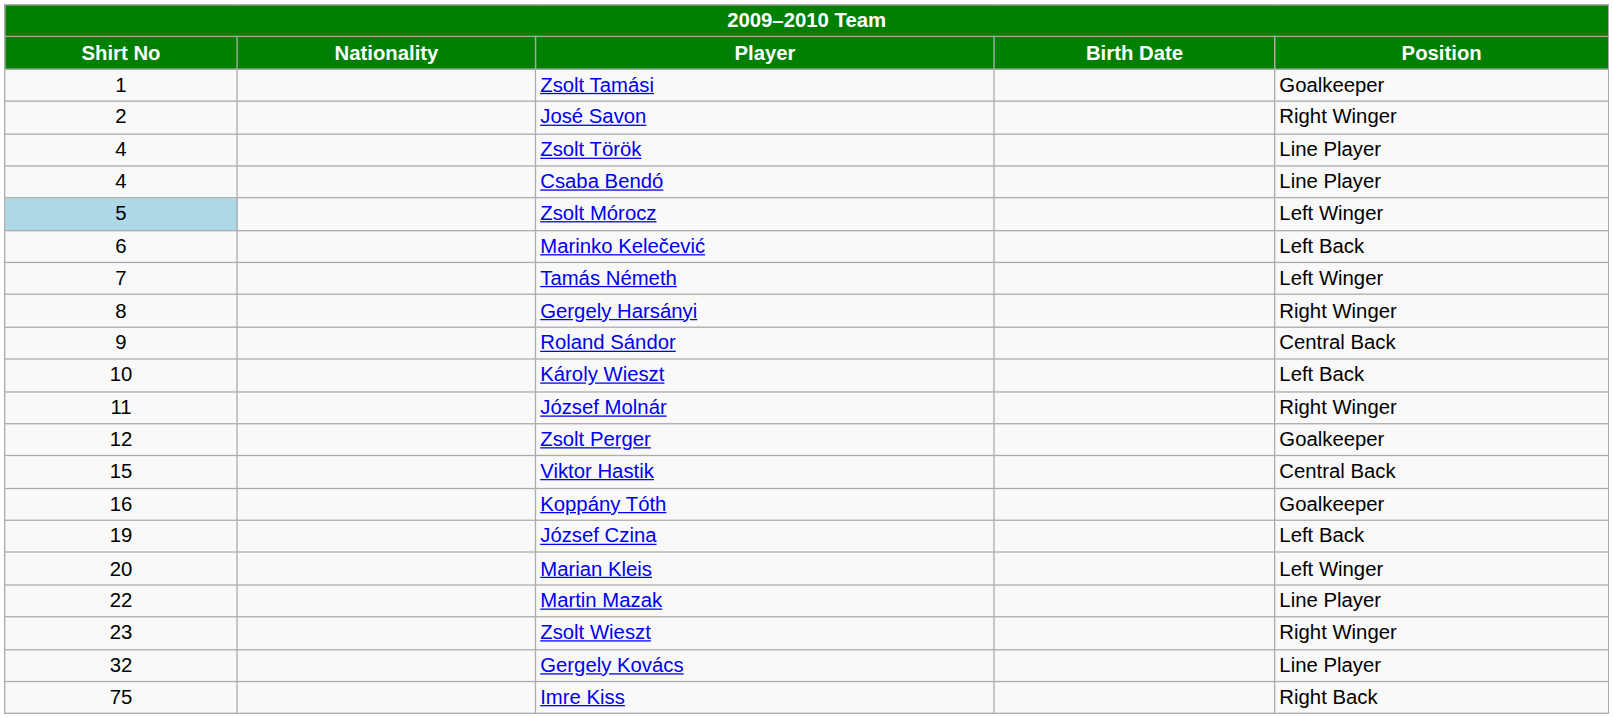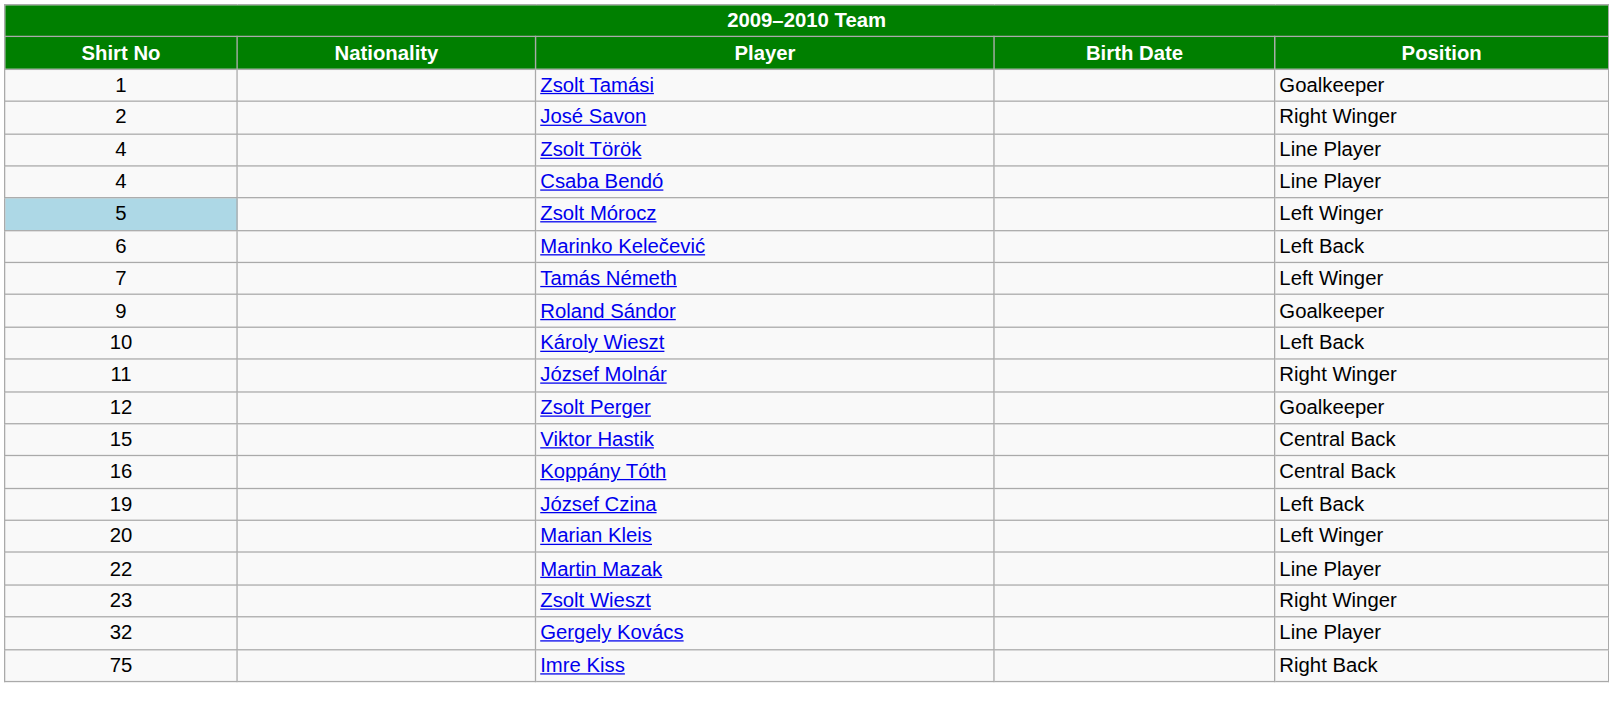- row: (619, 310)
(1337, 342) Central Back -> (1332, 310) Goalkeeper
(1332, 504) Goalkeeper -> (1337, 471) Central Back
